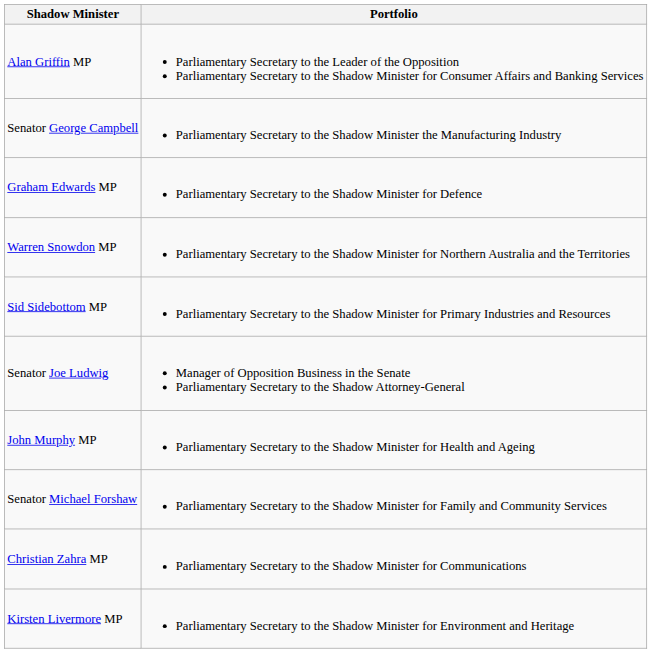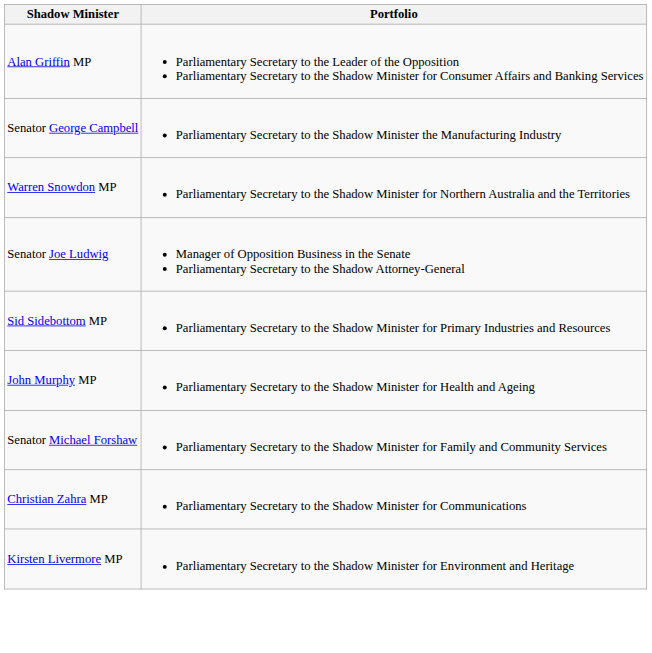- row: (62, 187)
rows swapped: (58, 373) <-> (57, 306)
